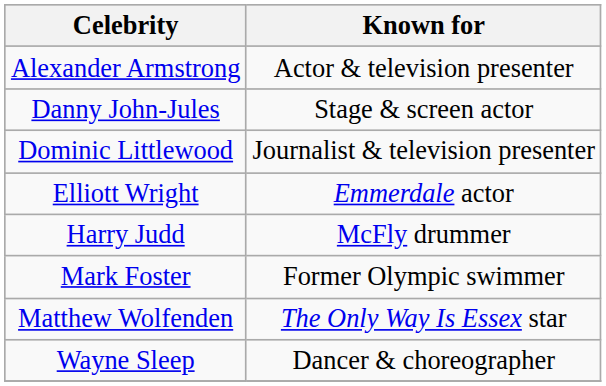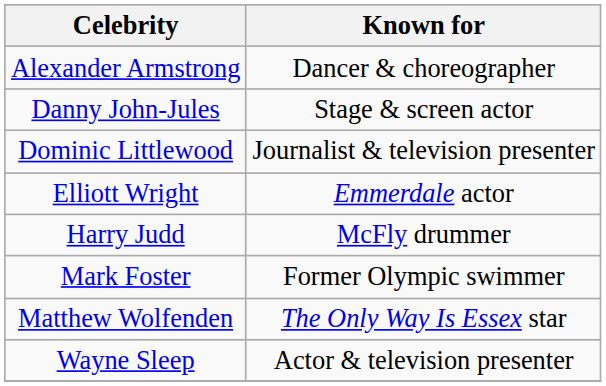(424, 67) Actor & television presenter -> (424, 67) Dancer & choreographer
(424, 360) Dancer & choreographer -> (424, 360) Actor & television presenter
